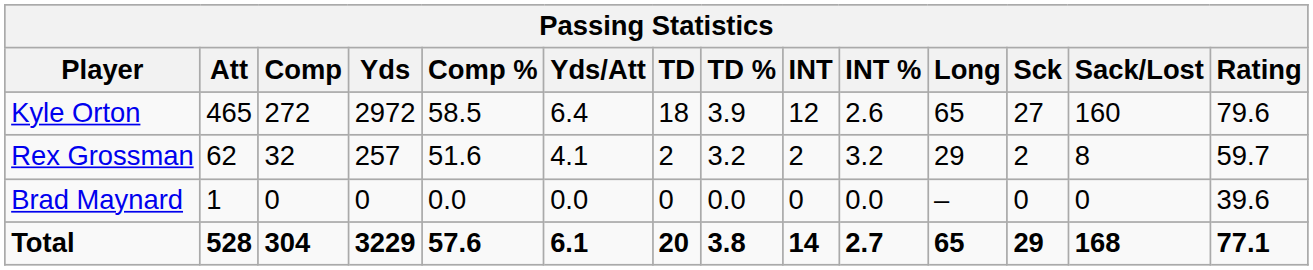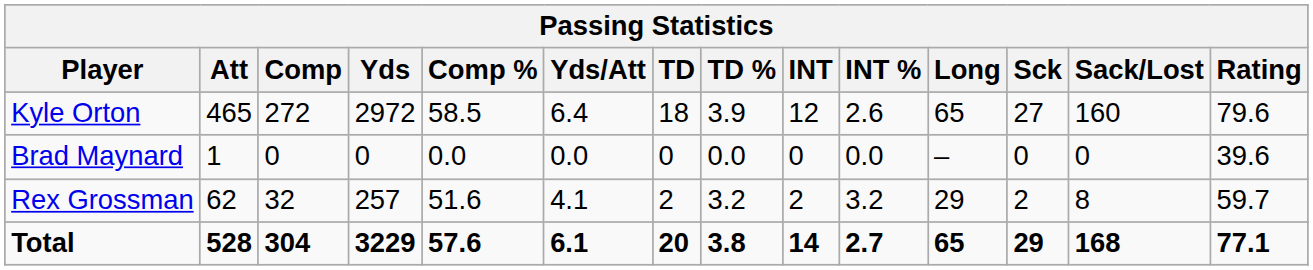rows swapped: (102, 156) <-> (97, 199)
